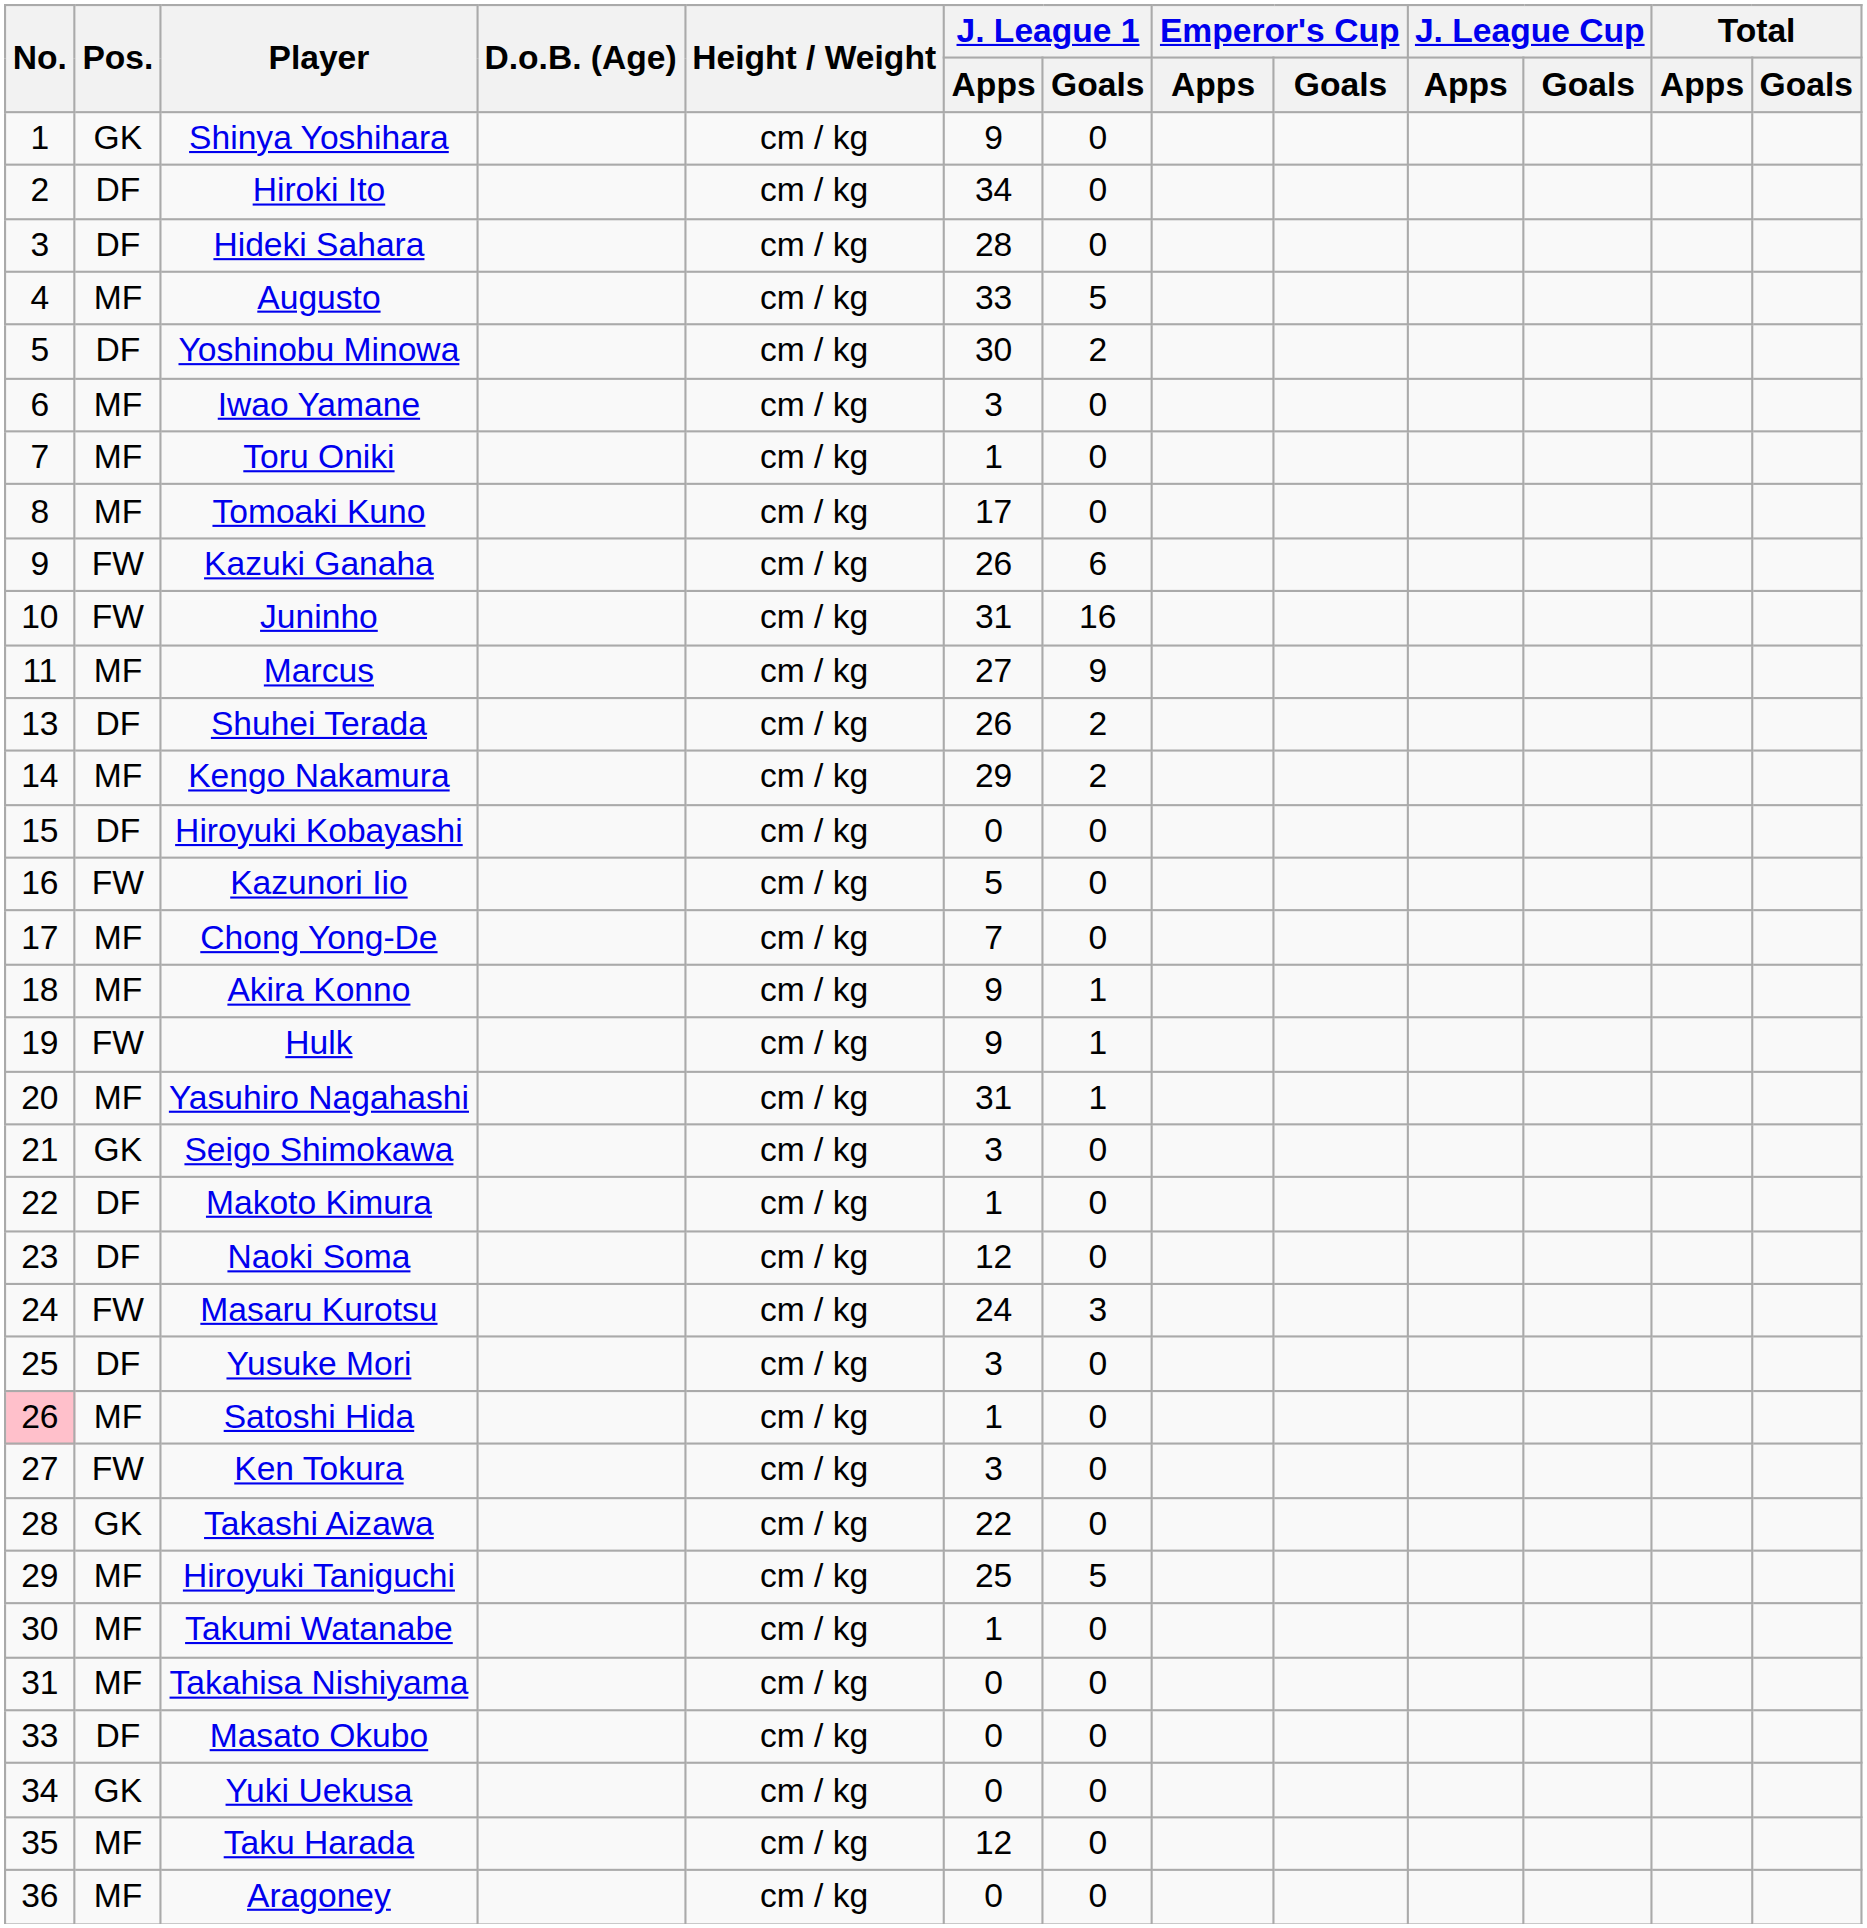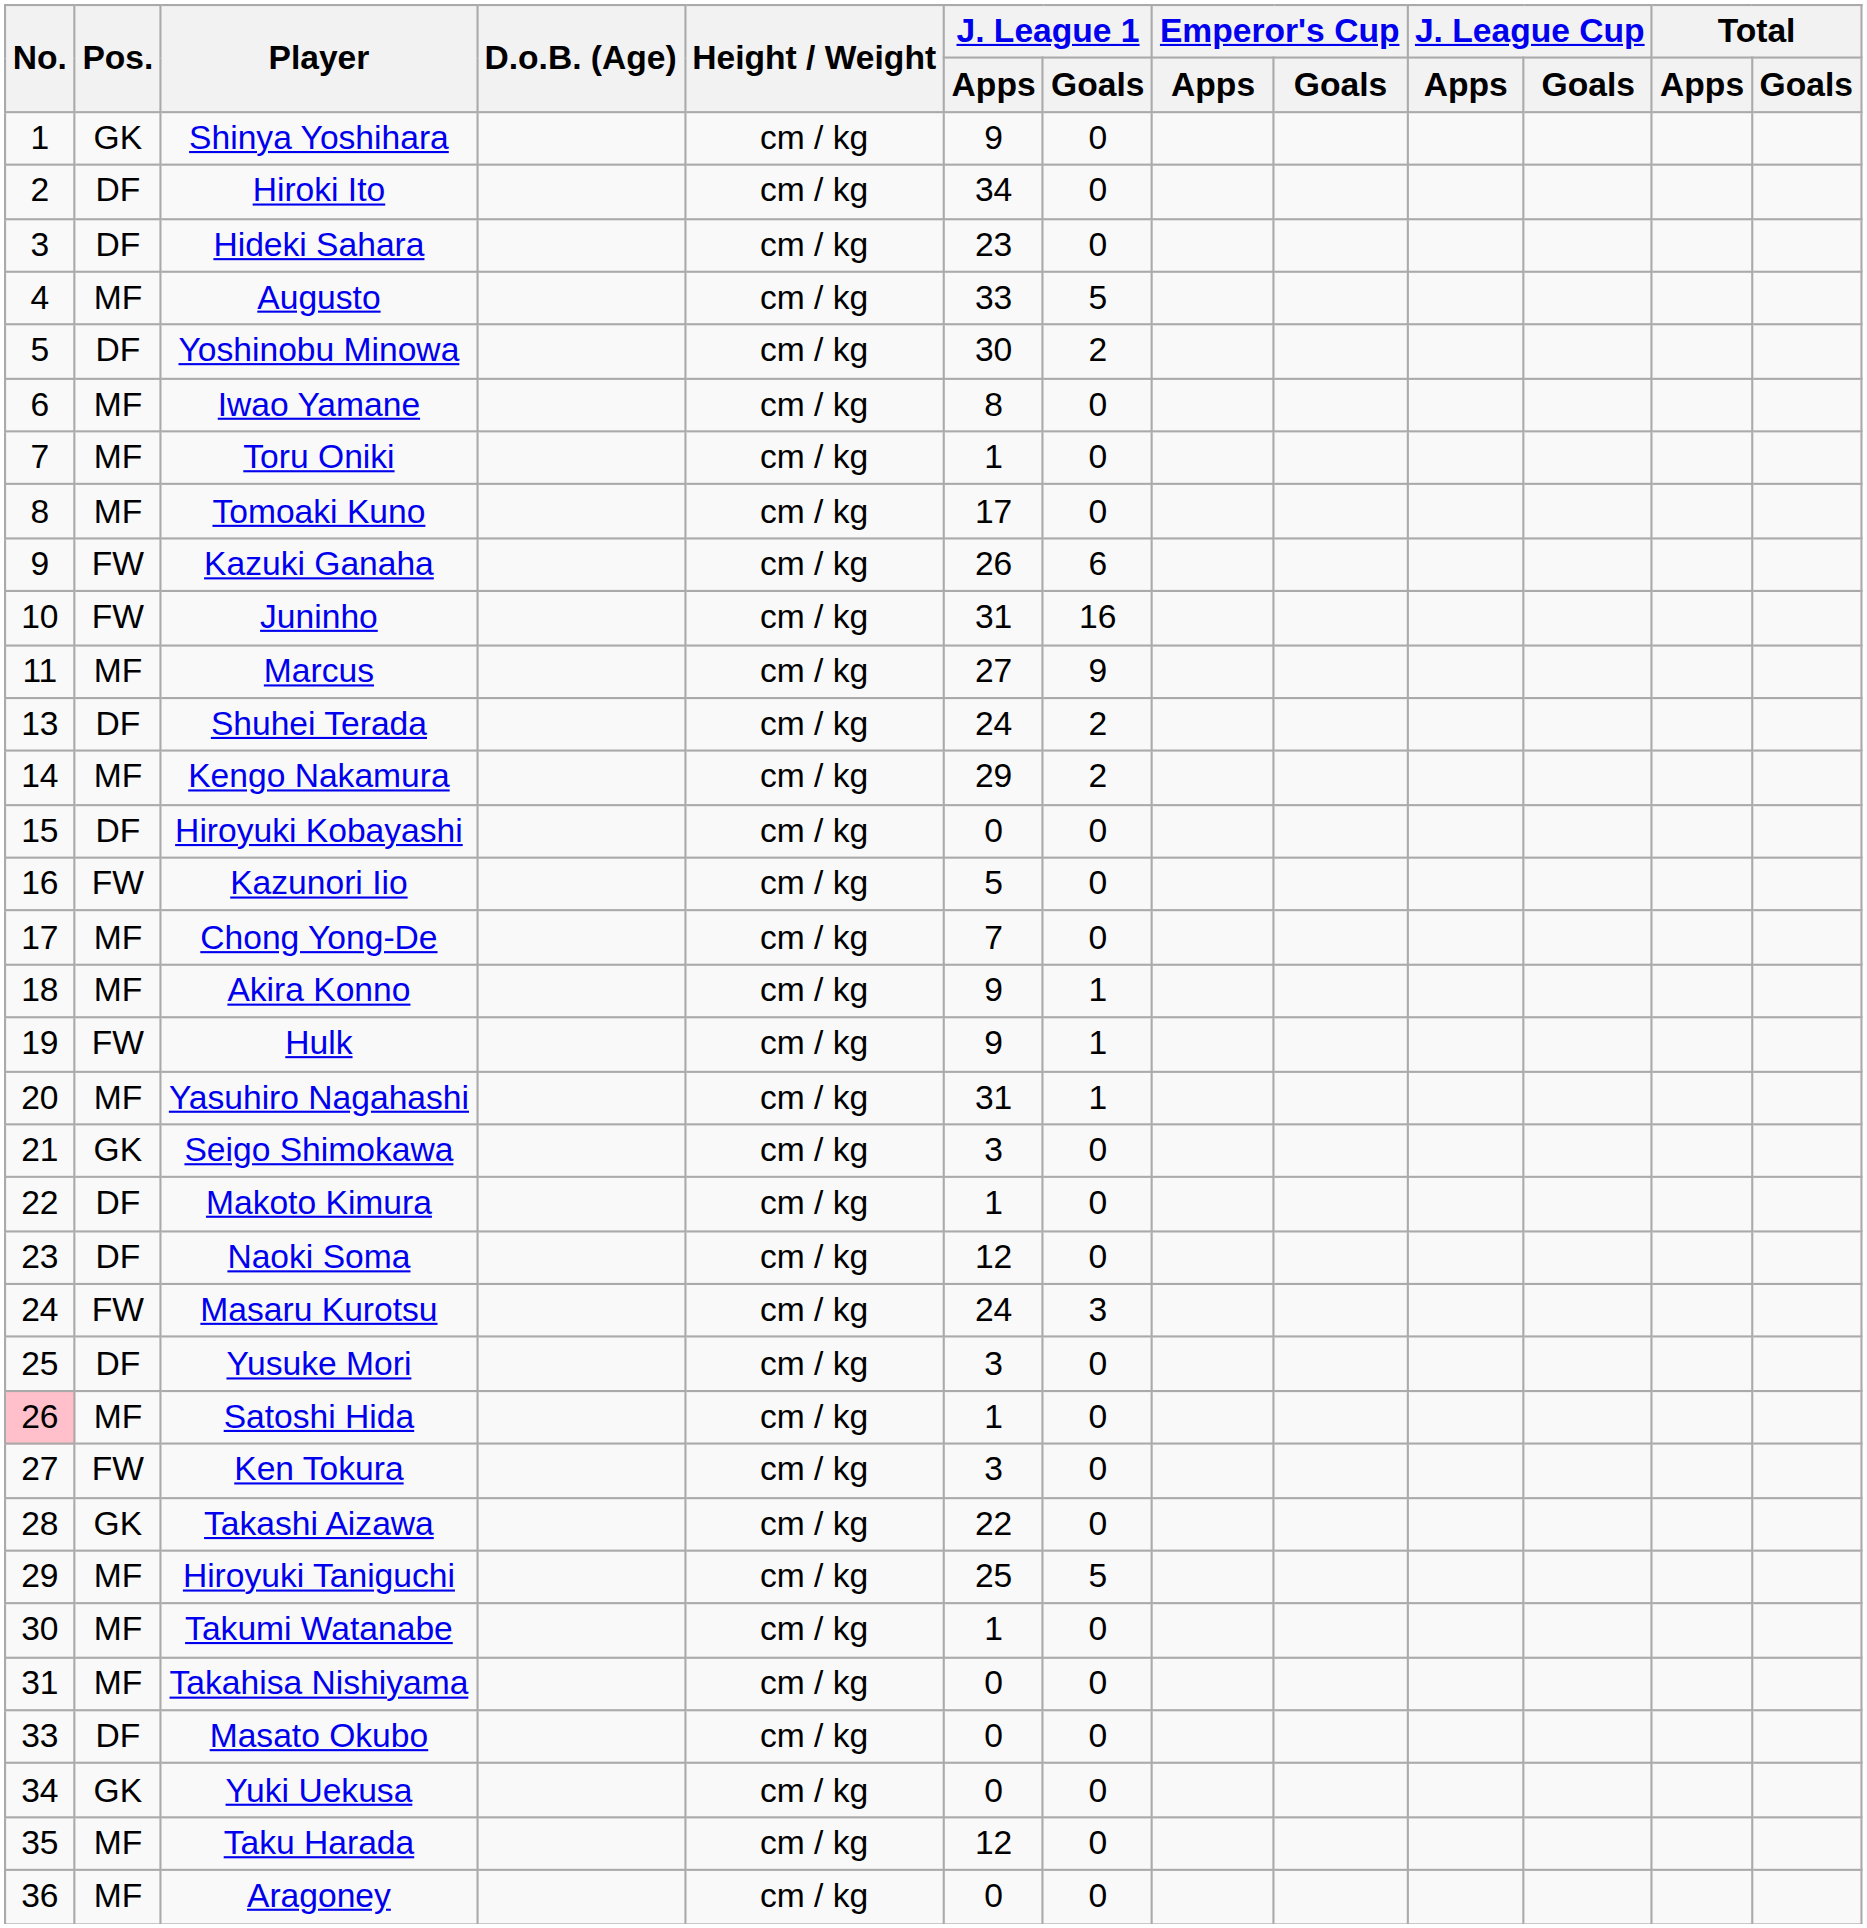(994, 244) 28 -> (994, 244) 23
(994, 404) 3 -> (994, 404) 8
(994, 723) 26 -> (994, 723) 24
